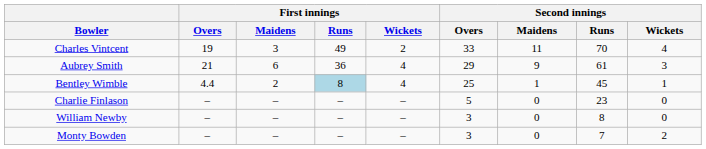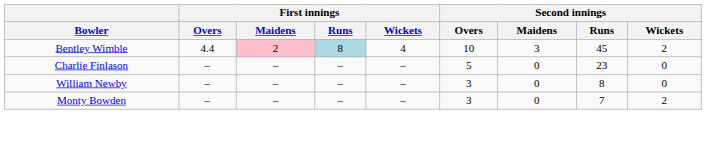- row: (91, 48)
- row: (91, 65)
(275, 83) no background -> (275, 48) pink background
(469, 83) 25 -> (469, 48) 10
(537, 83) 1 -> (537, 48) 3
(664, 83) 1 -> (664, 48) 2
